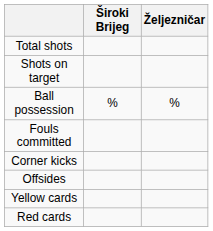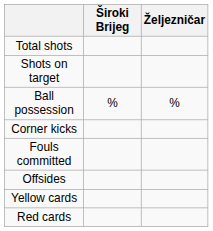rows swapped: (44, 161) <-> (44, 135)
